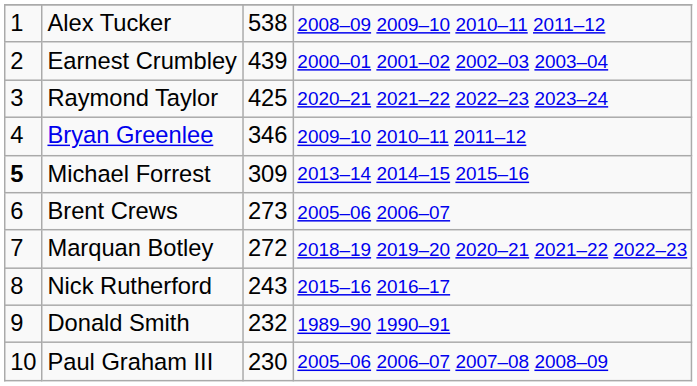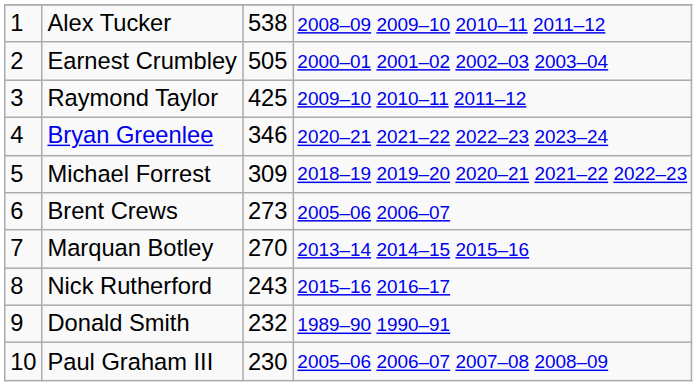(268, 60) 439 -> (268, 60) 505
(453, 99) 2020–21 2021–22 2022–23 2023–24 -> (412, 99) 2009–10 2010–11 2011–12
(412, 136) 2009–10 2010–11 2011–12 -> (453, 136) 2020–21 2021–22 2022–23 2023–24
(17, 173) bold -> (17, 173) normal
(413, 174) 2013–14 2014–15 2015–16 -> (492, 174) 2018–19 2019–20 2020–21 2021–22 2022–23
(268, 248) 272 -> (268, 248) 270
(492, 249) 2018–19 2019–20 2020–21 2021–22 2022–23 -> (413, 249) 2013–14 2014–15 2015–16
